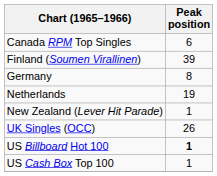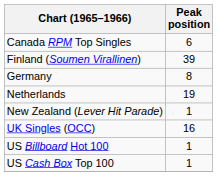(189, 128) 26 -> (189, 128) 16
(189, 146) bold -> (189, 146) normal
